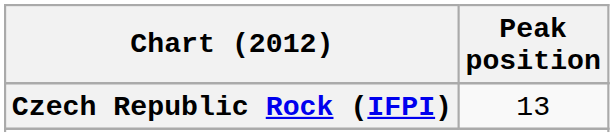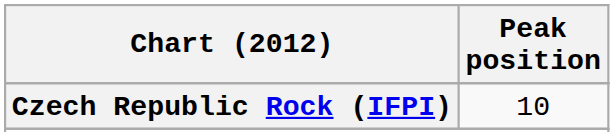(533, 107) 13 -> (533, 107) 10
